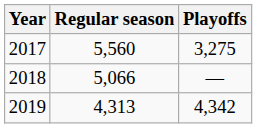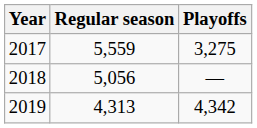(114, 48) 5,560 -> (114, 48) 5,559
(114, 78) 5,066 -> (114, 78) 5,056
